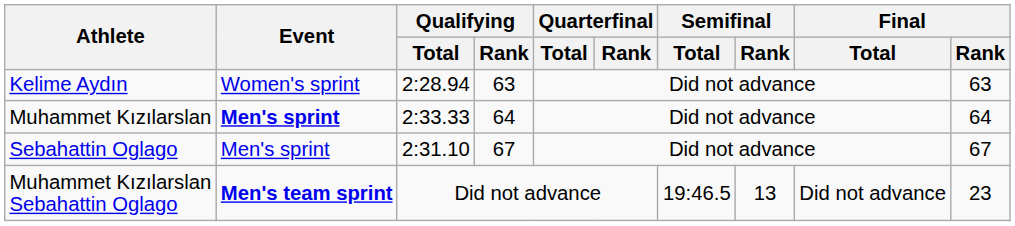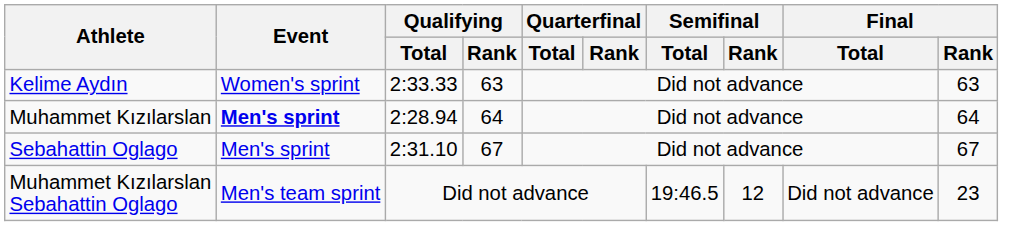(436, 85) 2:28.94 -> (424, 85) 2:33.33
(436, 117) 2:33.33 -> (424, 117) 2:28.94
(307, 193) bold -> (301, 193) normal
(765, 193) 13 -> (753, 193) 12
